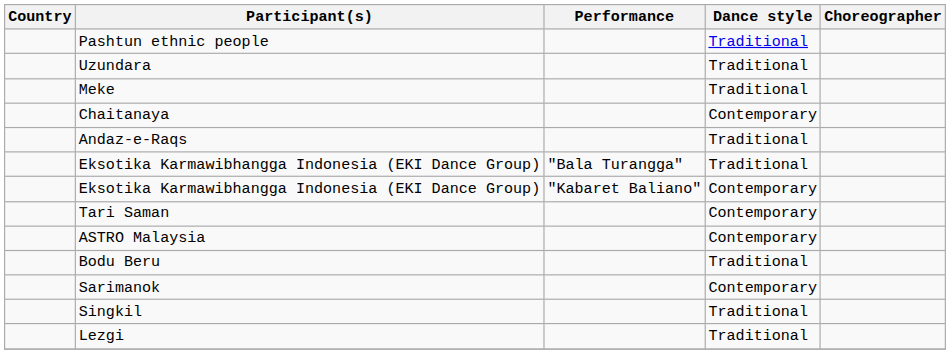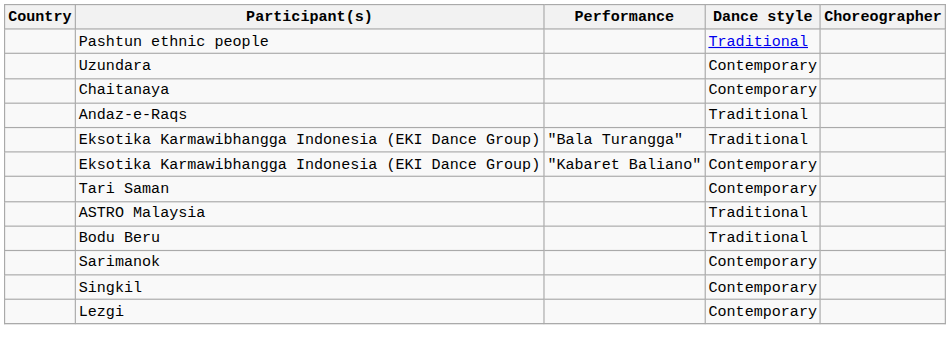(758, 66) Traditional -> (763, 66) Contemporary
- row: (97, 91)
(763, 238) Contemporary -> (758, 213) Traditional
(758, 312) Traditional -> (763, 287) Contemporary
(758, 336) Traditional -> (763, 312) Contemporary
